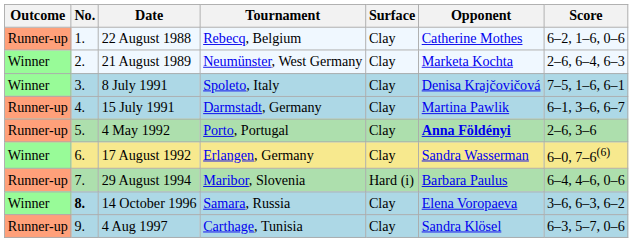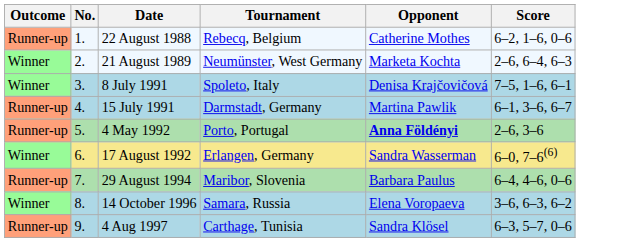- column: (392, 15)
(80, 202) bold -> (80, 202) normal
